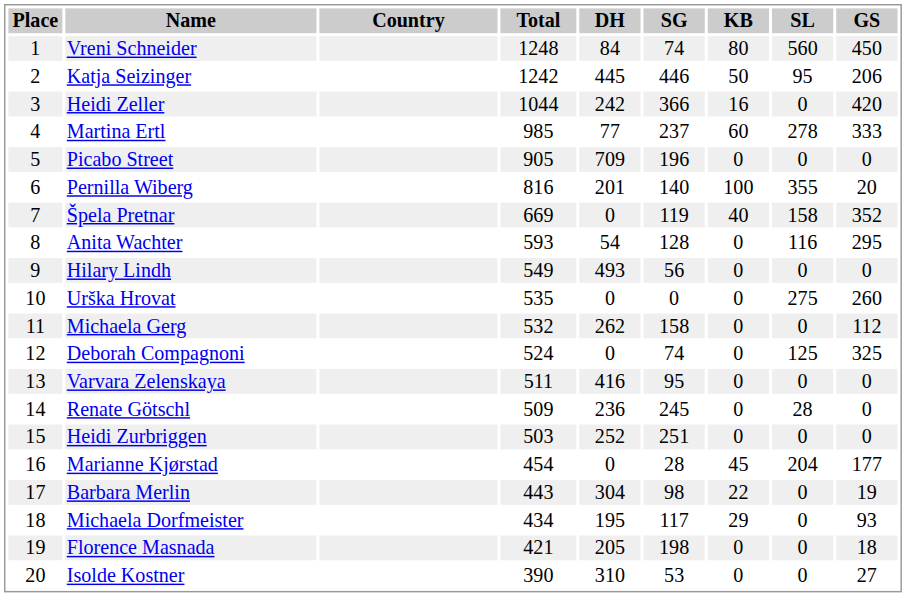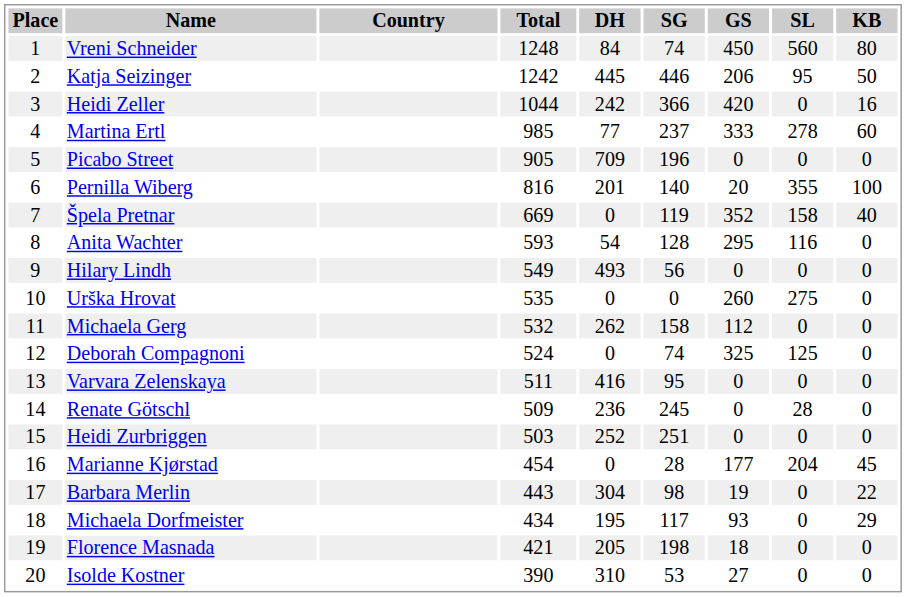columns swapped: (867, 21) <-> (738, 21)
